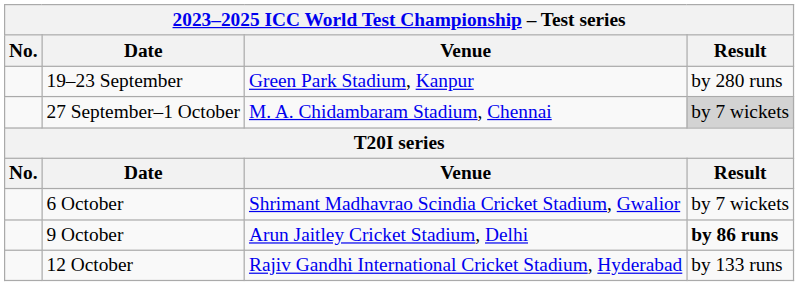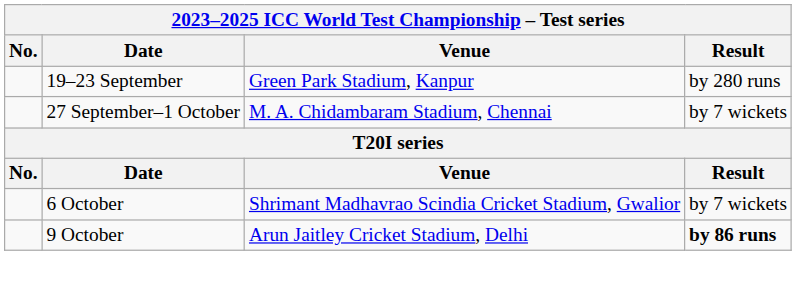(740, 111) lightgrey background -> (738, 111) no background
- row: (90, 265)
